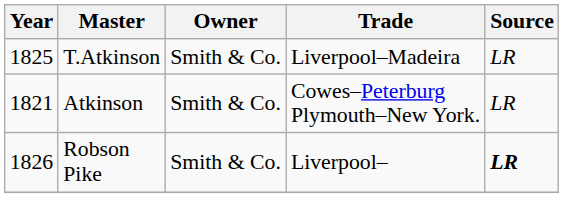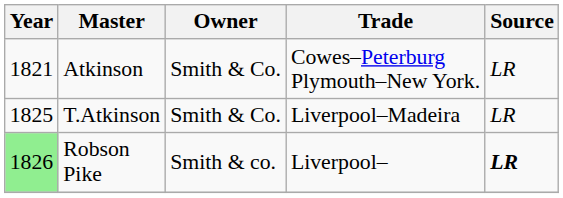rows swapped: (103, 103) <-> (112, 56)
(31, 162) no background -> (31, 162) lightgreen background
(226, 162) Smith & Co. -> (223, 162) Smith & co.
